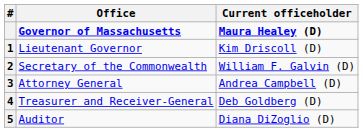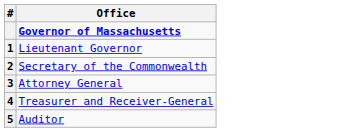- column: (287, 13)
